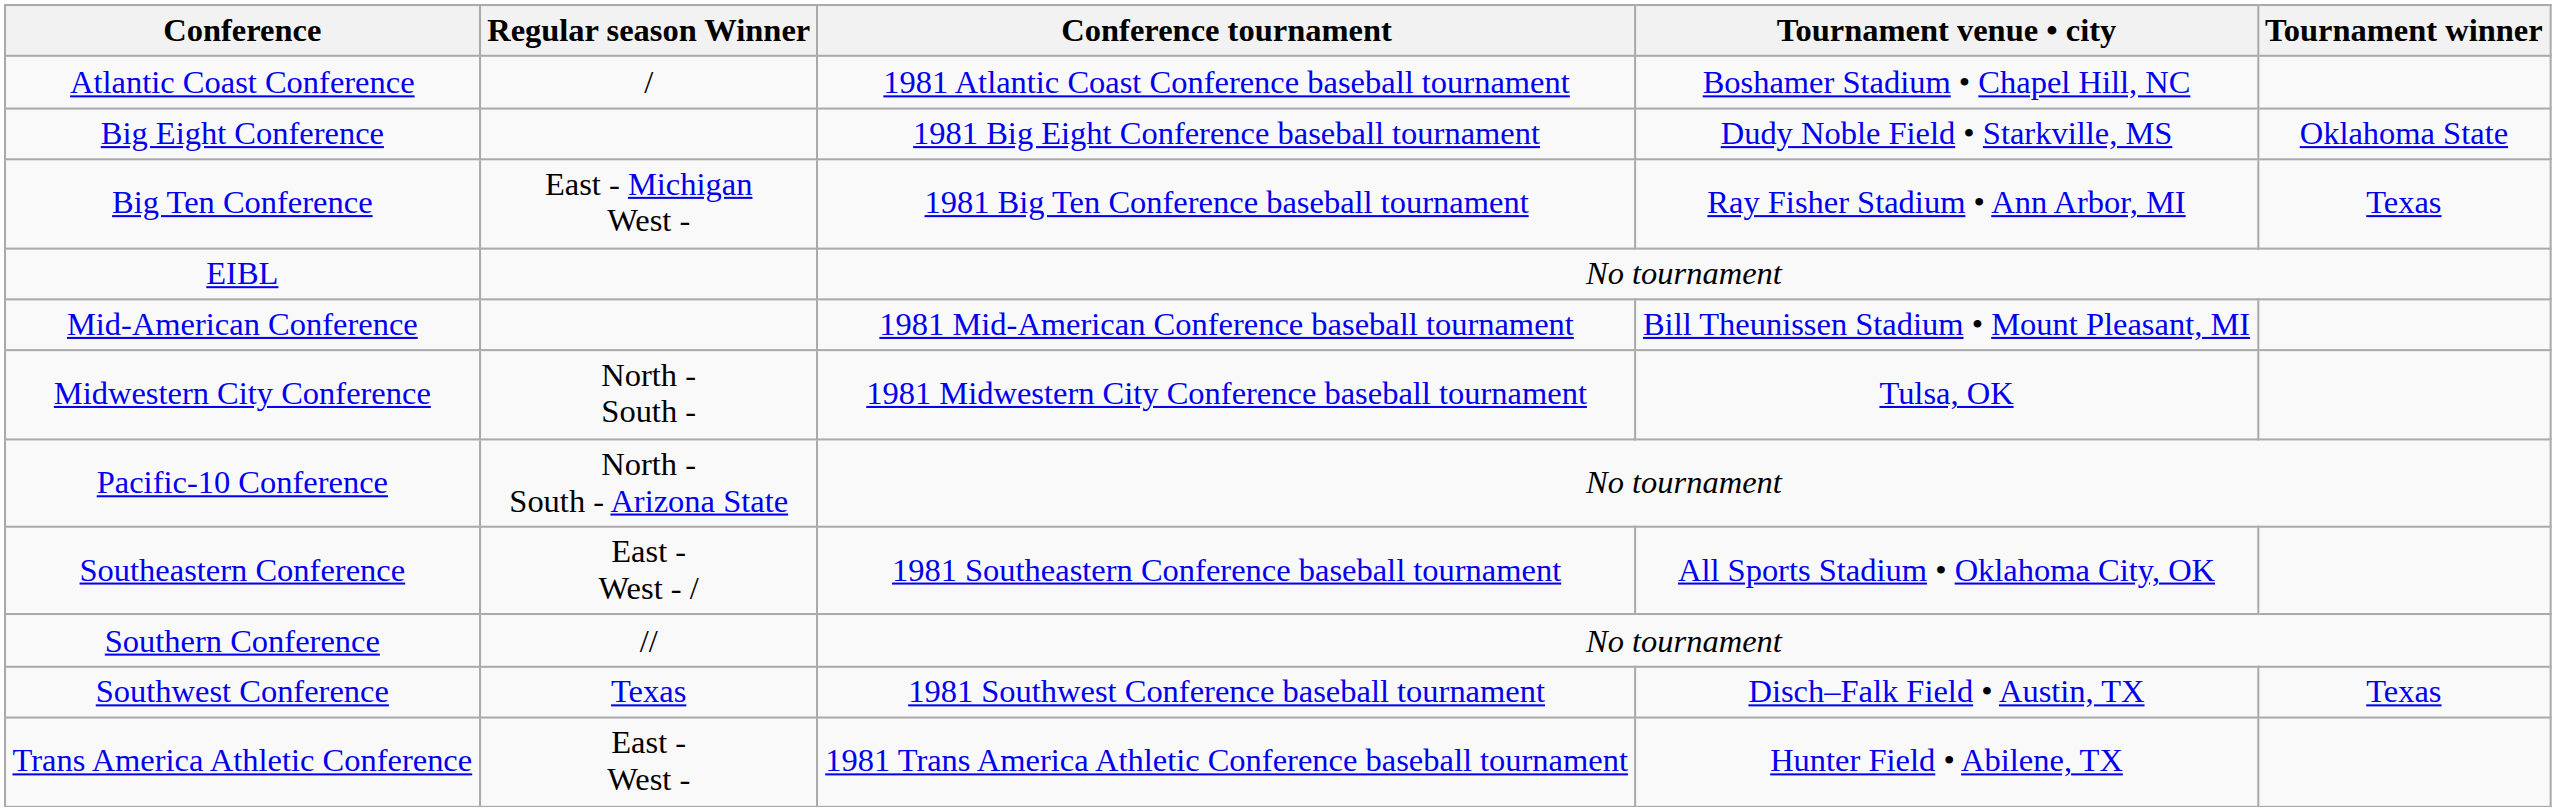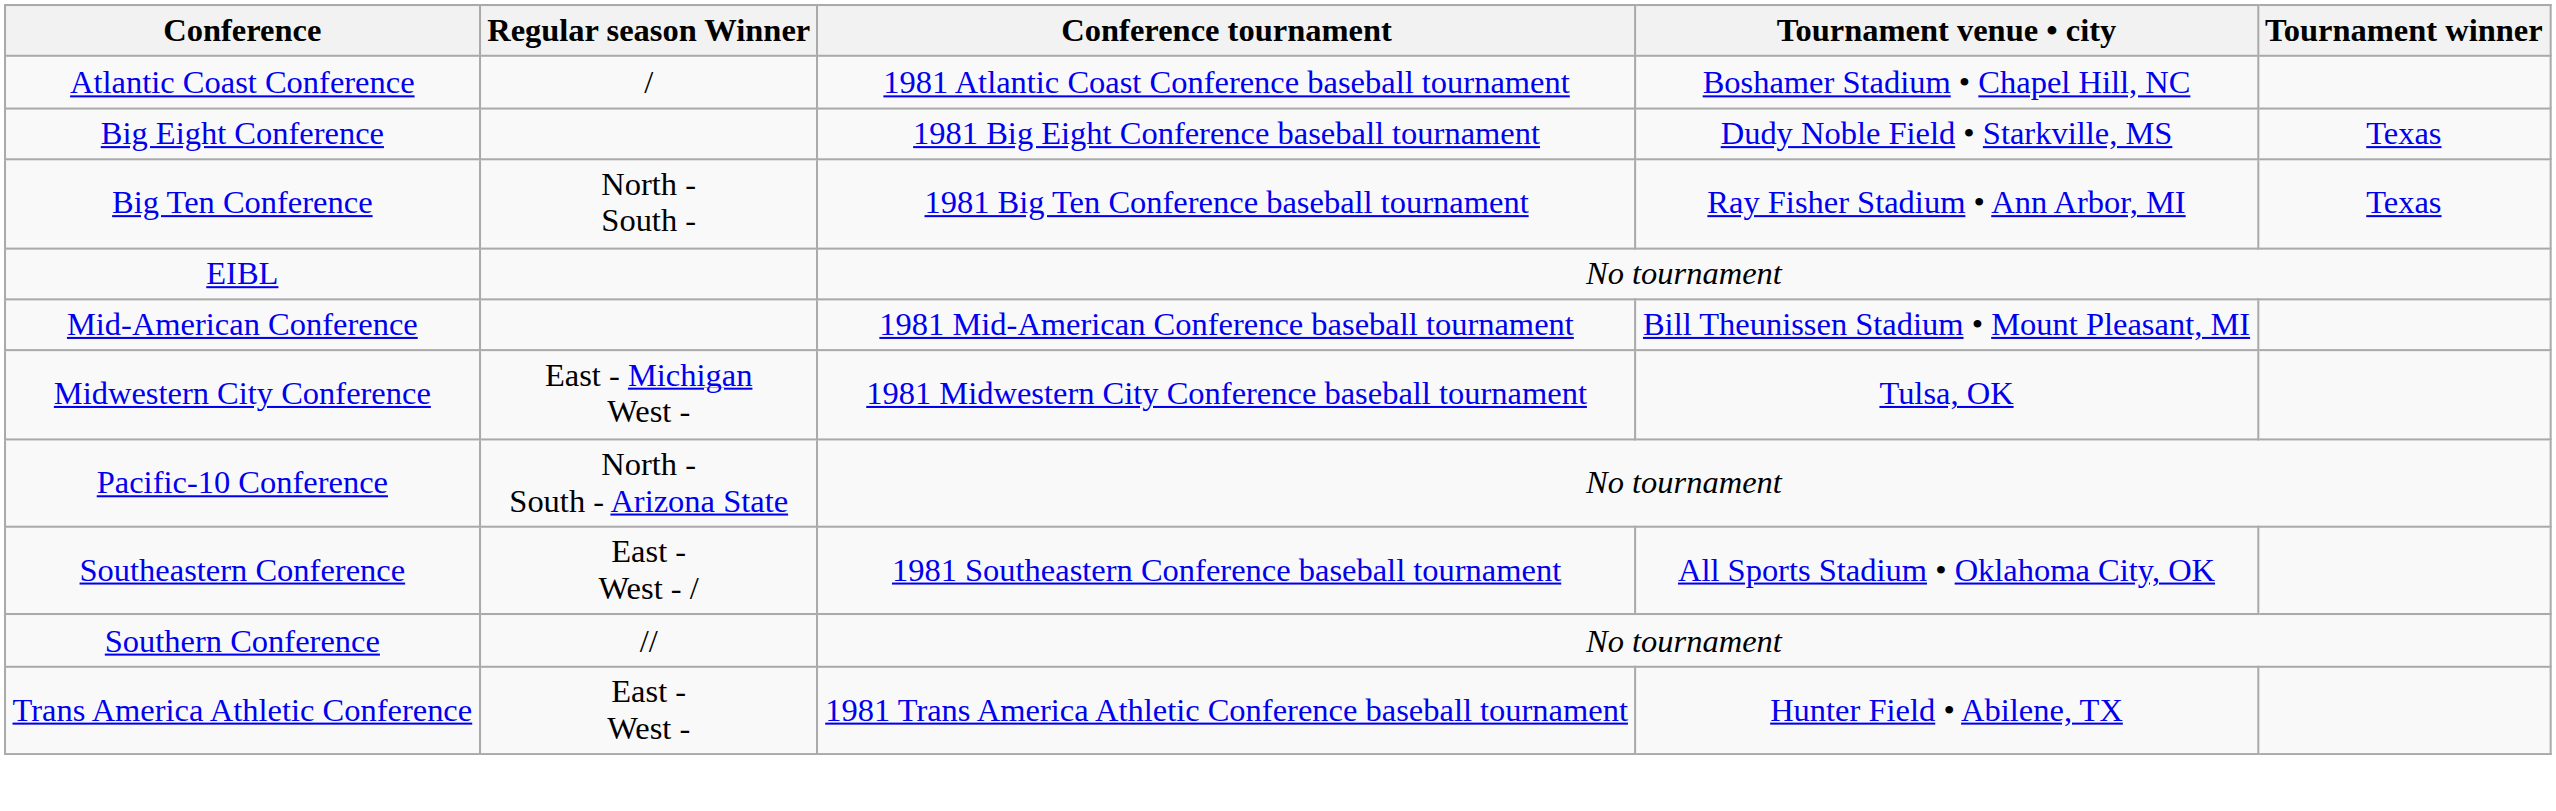(2404, 133) Oklahoma State -> (2404, 133) Texas
(649, 203) East - Michigan West - -> (649, 203) North - South -
(649, 394) North - South - -> (649, 394) East - Michigan West -
- row: (242, 691)
